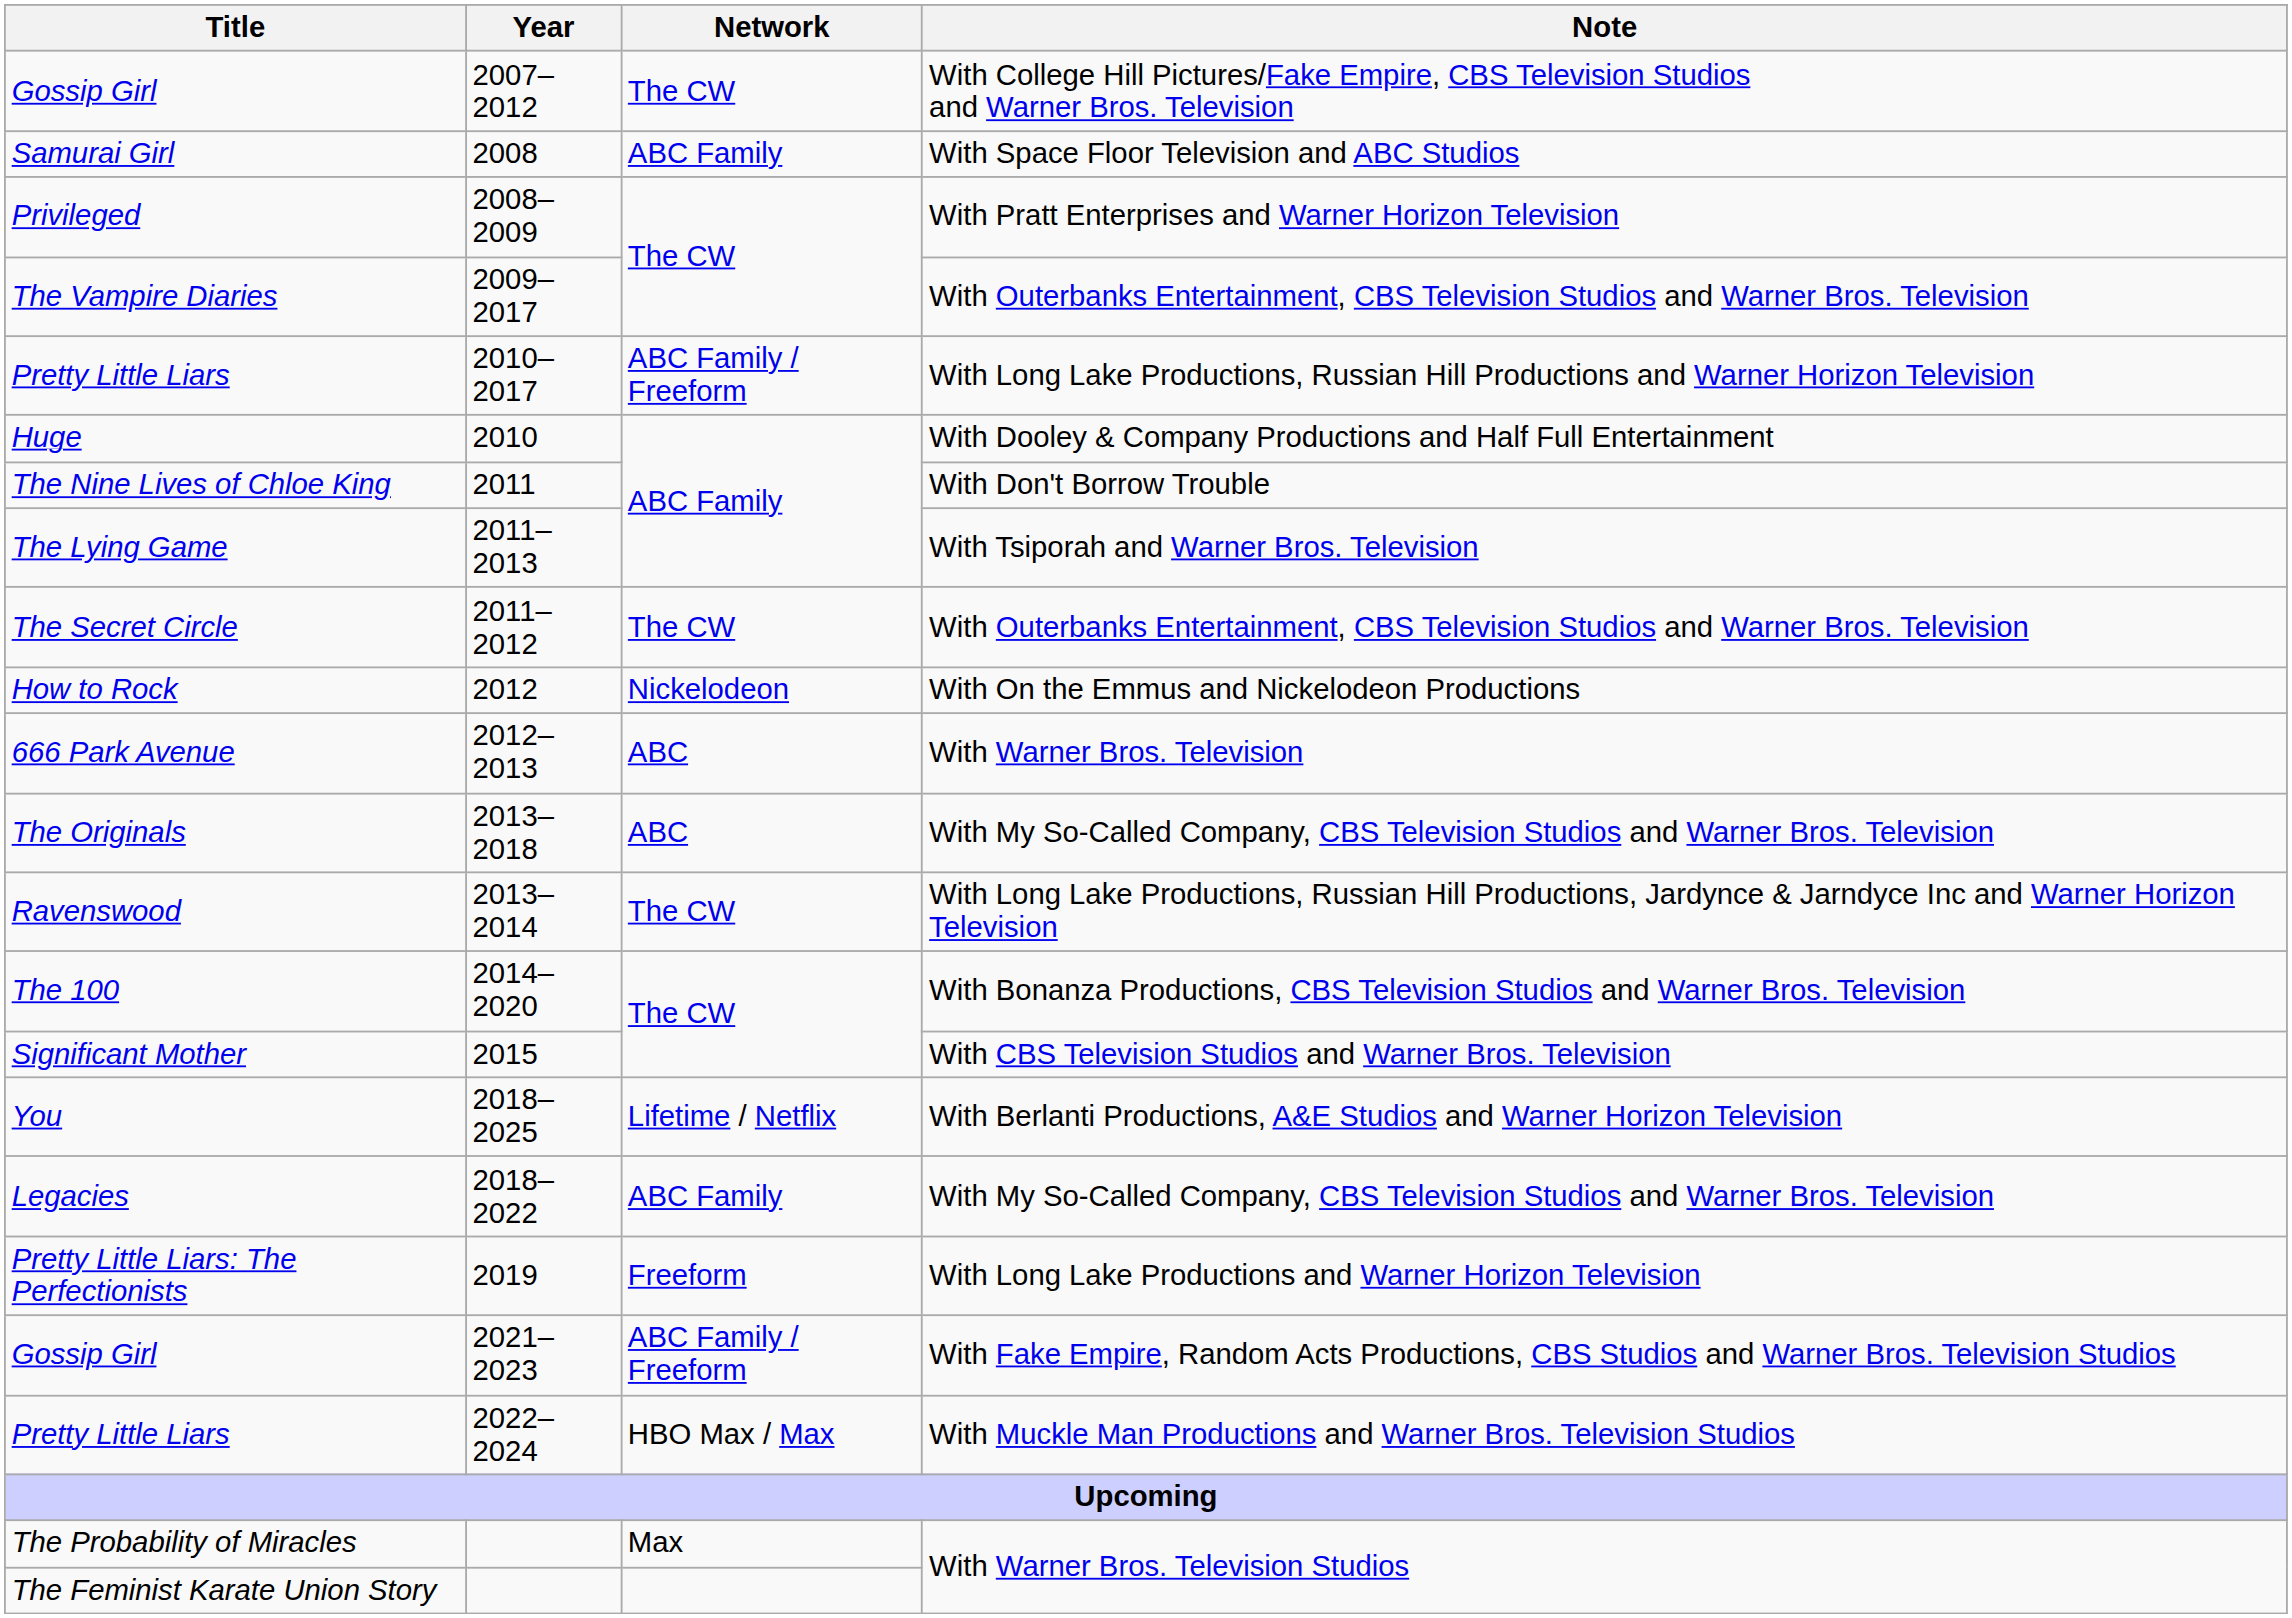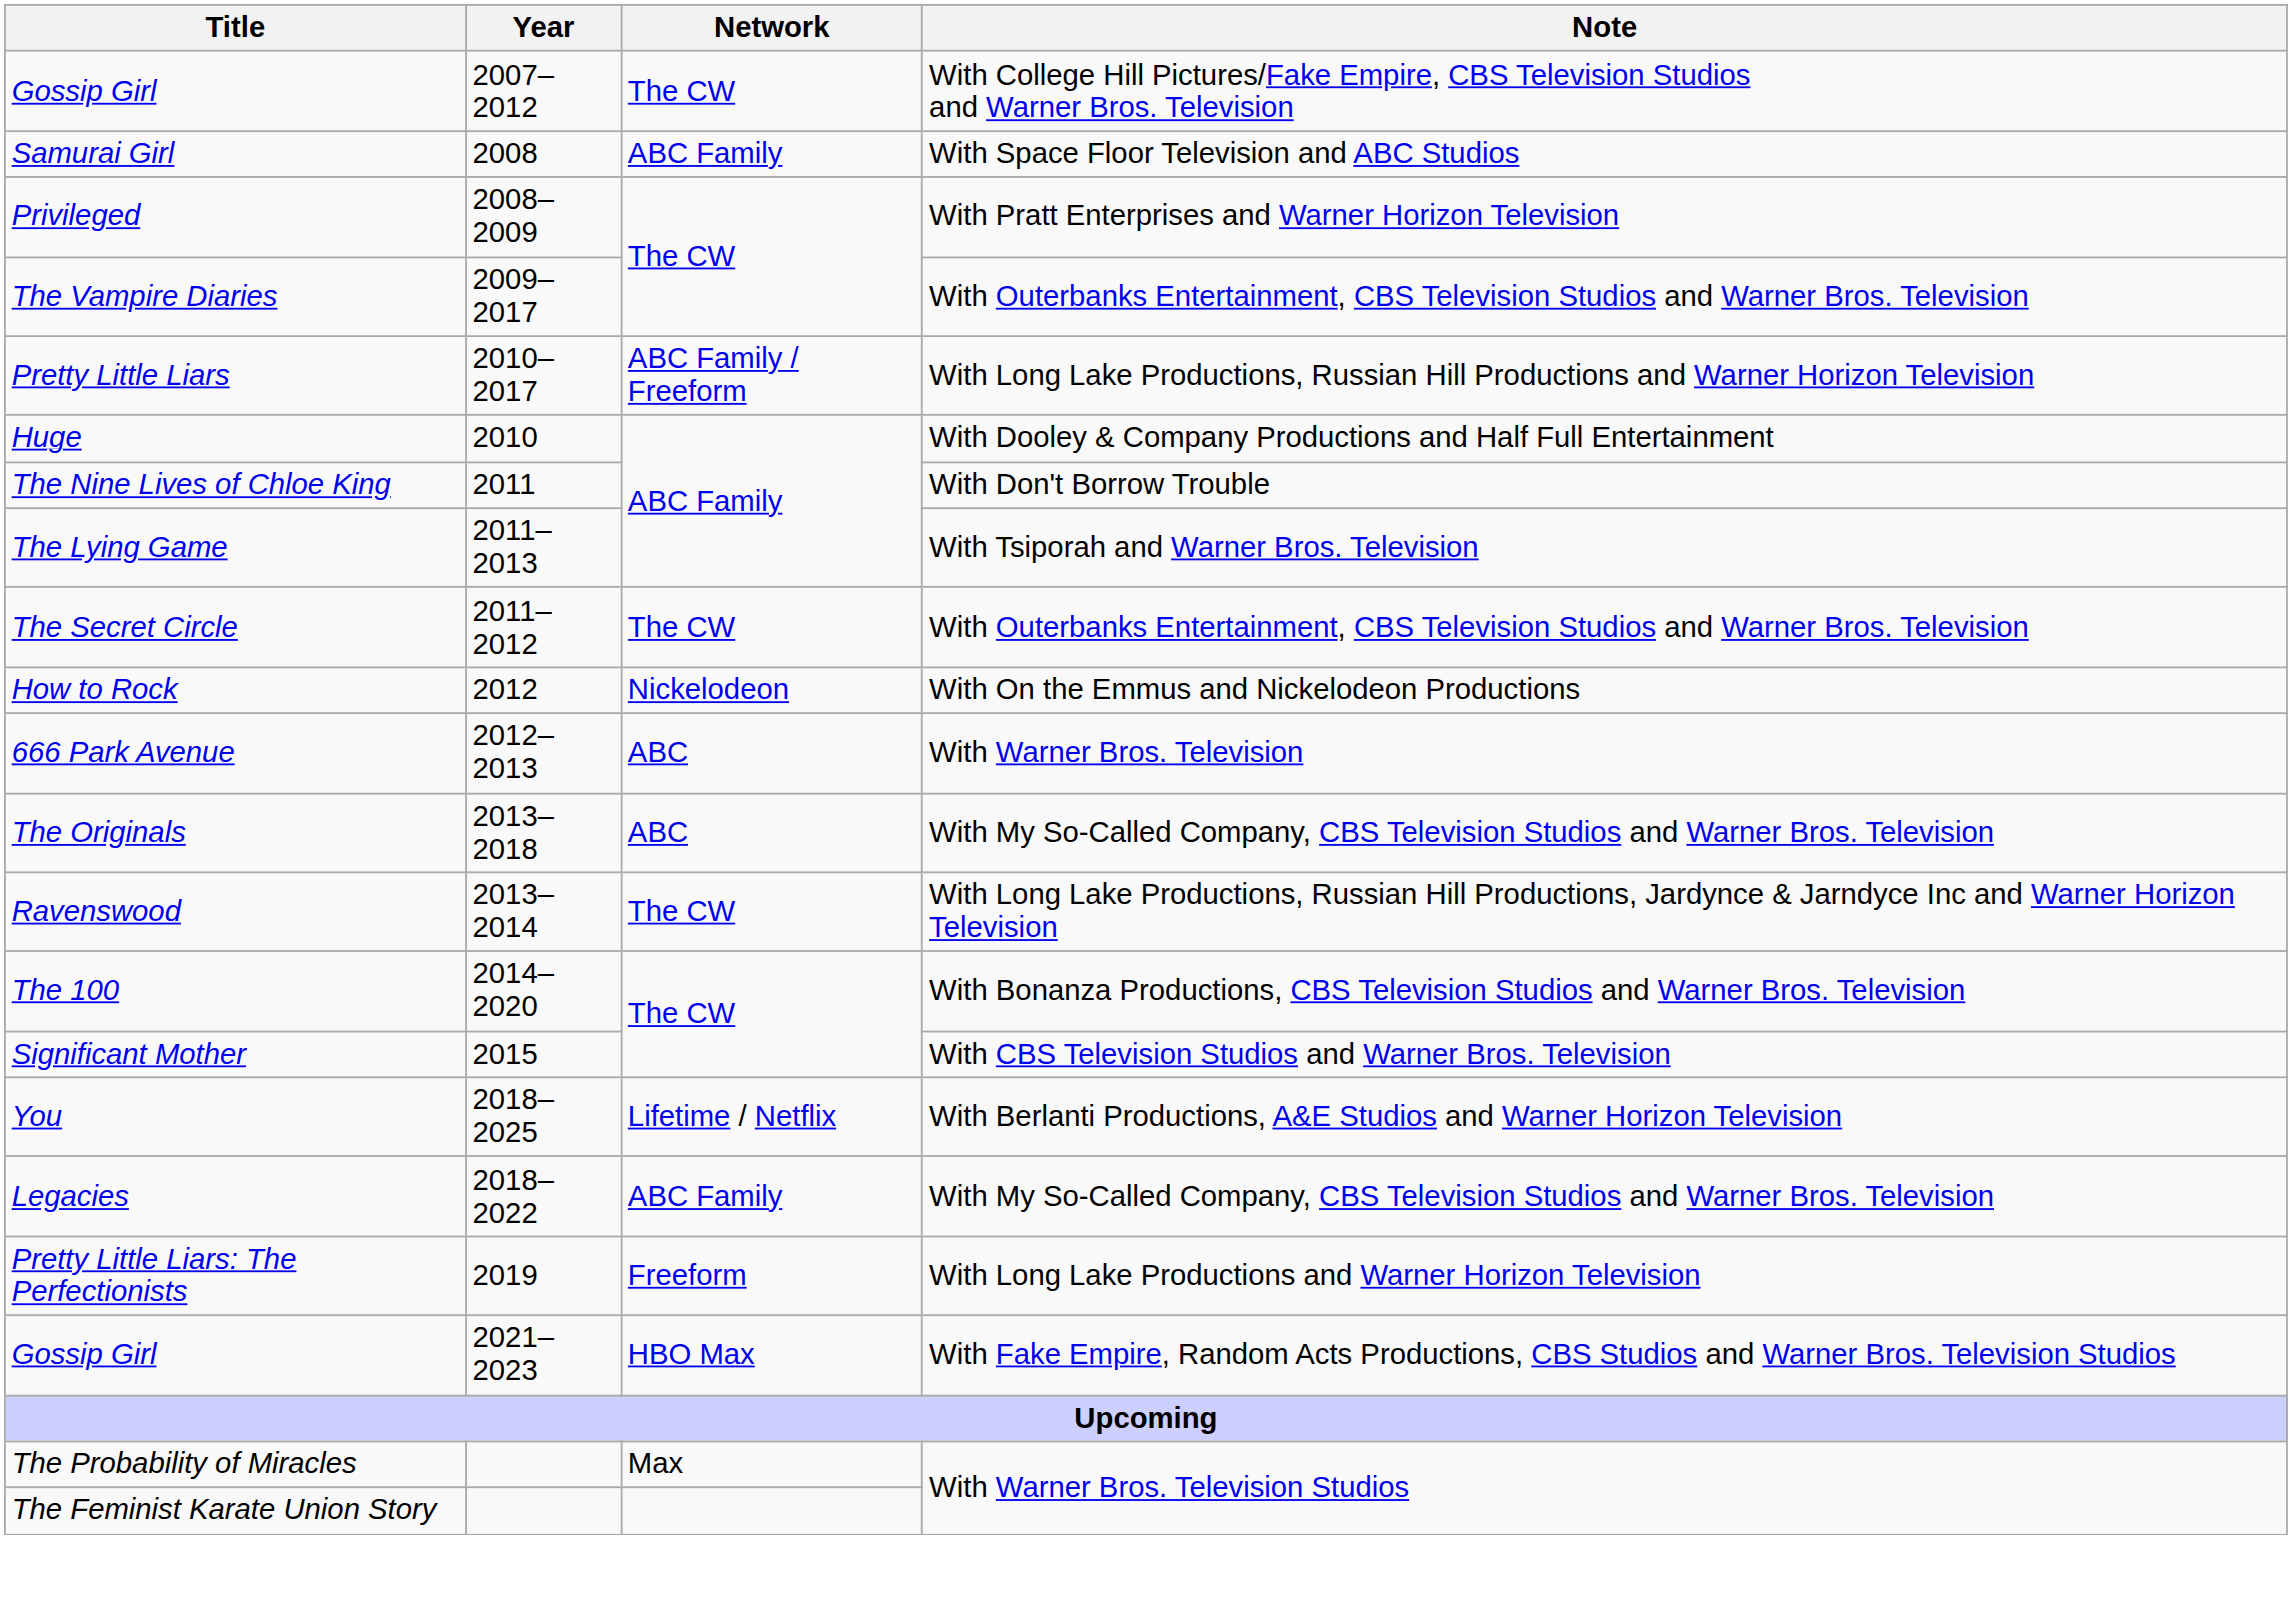(713, 1354) ABC Family / Freeform -> (691, 1354) HBO Max
- row: (121, 1434)
